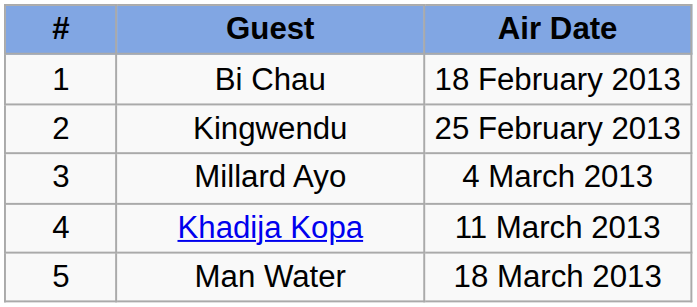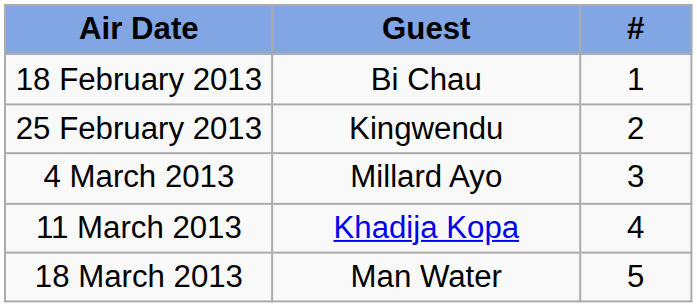columns swapped: (61, 29) <-> (558, 29)
